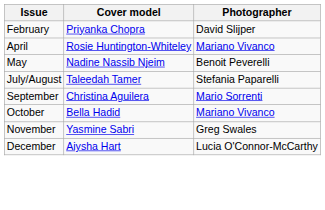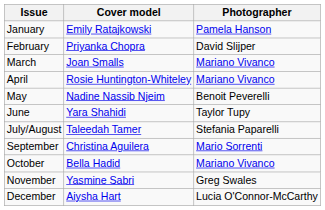+ row: (26, 29)
+ row: (21, 63)
+ row: (18, 113)
